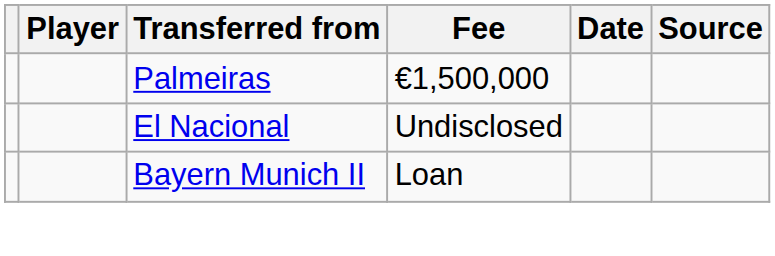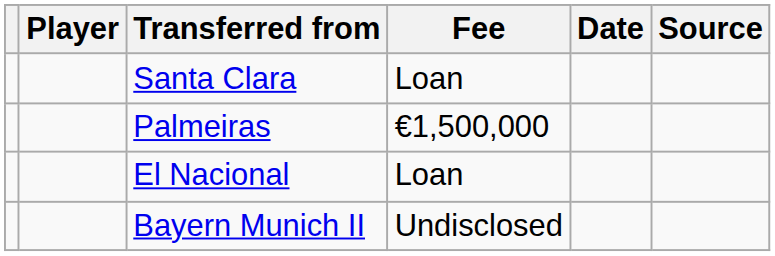+ row: (215, 77)
(479, 126) Undisclosed -> (429, 175) Loan
(429, 175) Loan -> (479, 224) Undisclosed
